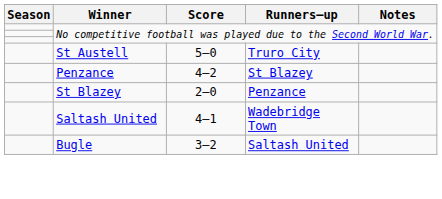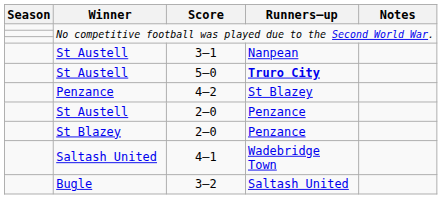+ row: (92, 53)
(284, 53) normal -> (284, 73) bold
+ row: (92, 112)
